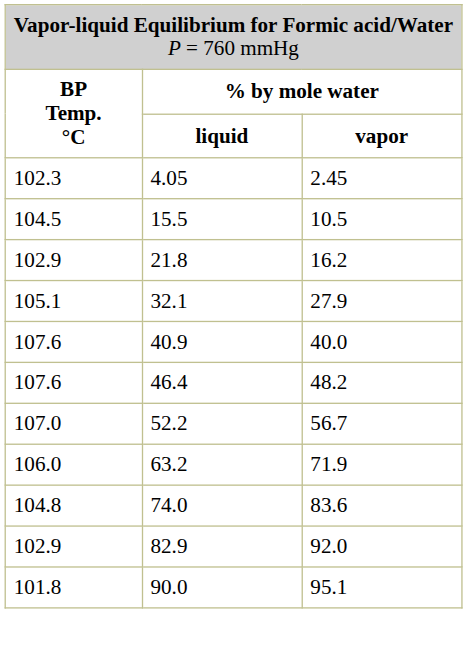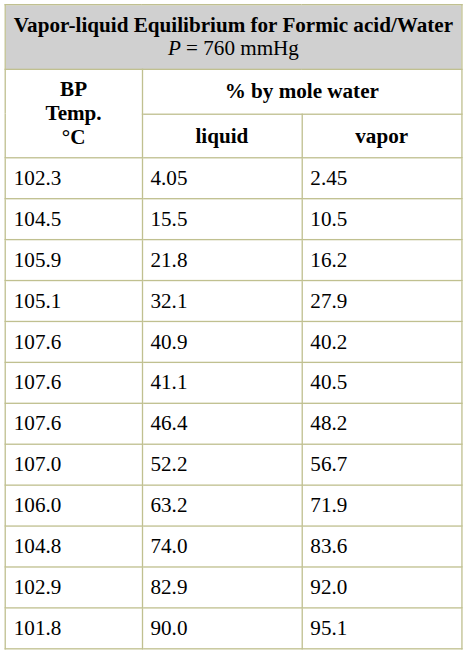(38, 259) 102.9 -> (38, 259) 105.9
(329, 341) 40.0 -> (329, 341) 40.2
+ row: (169, 382)
